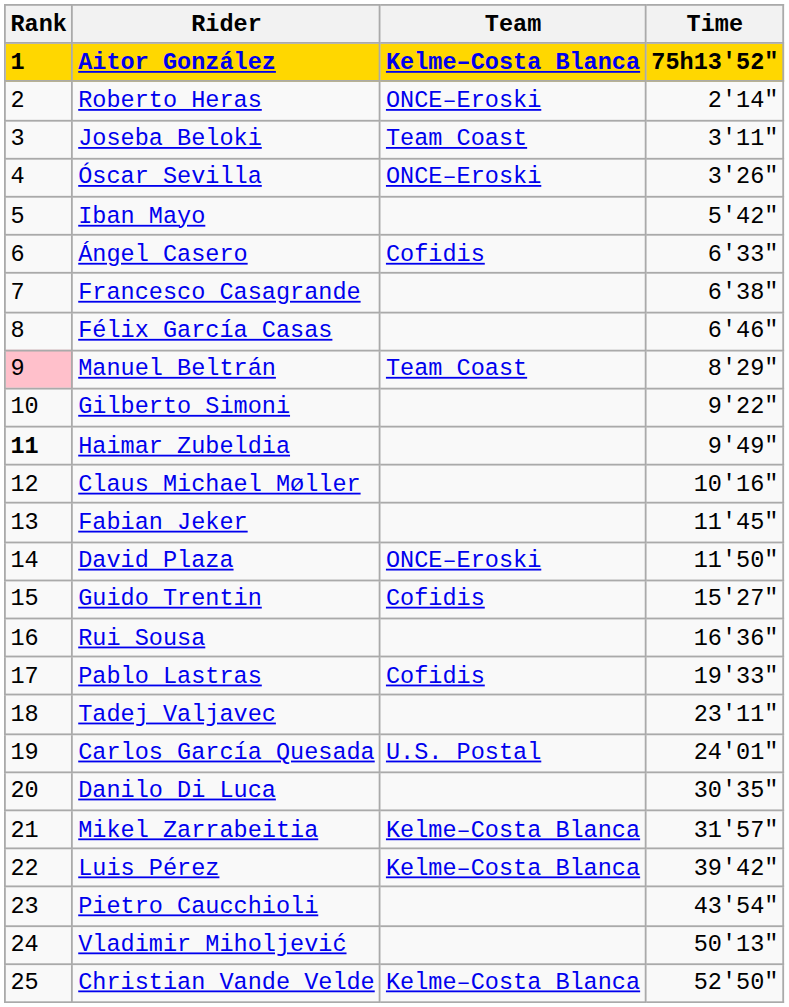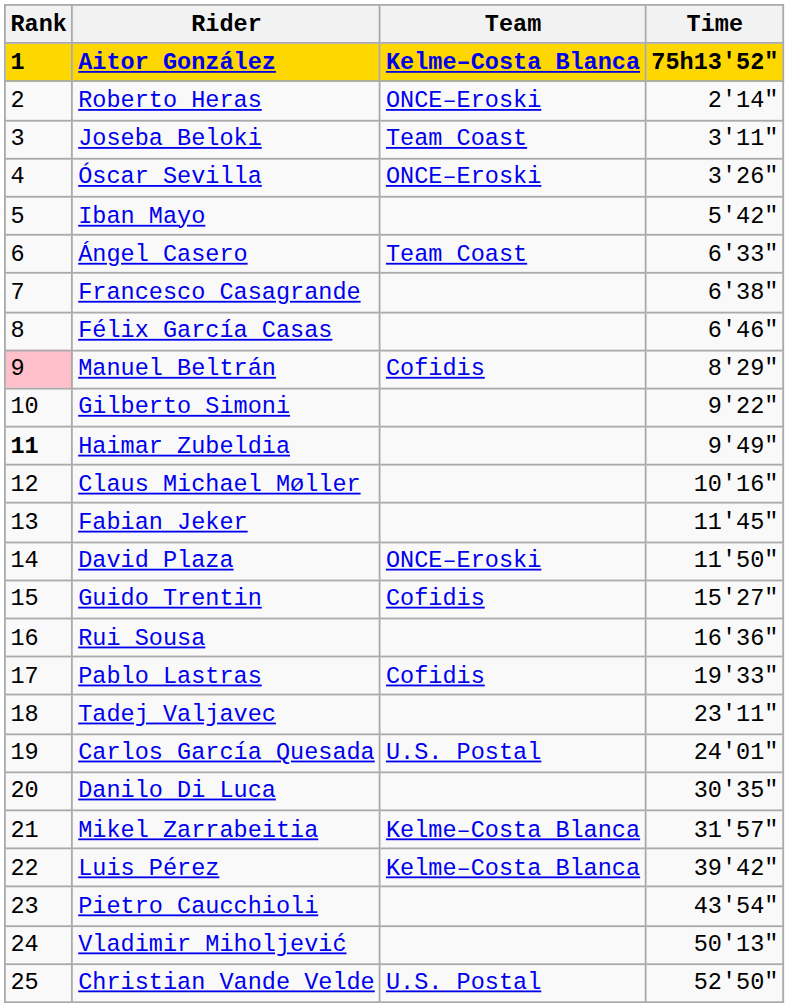(435, 254) Cofidis -> (457, 254) Team Coast
(457, 369) Team Coast -> (435, 369) Cofidis
(513, 983) Kelme–Costa Blanca -> (464, 983) U.S. Postal
